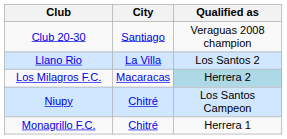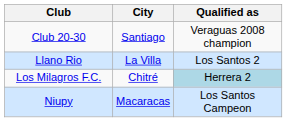(143, 78) Macaracas -> (143, 78) Chitré
(143, 101) Chitré -> (143, 101) Macaracas
- row: (59, 125)
